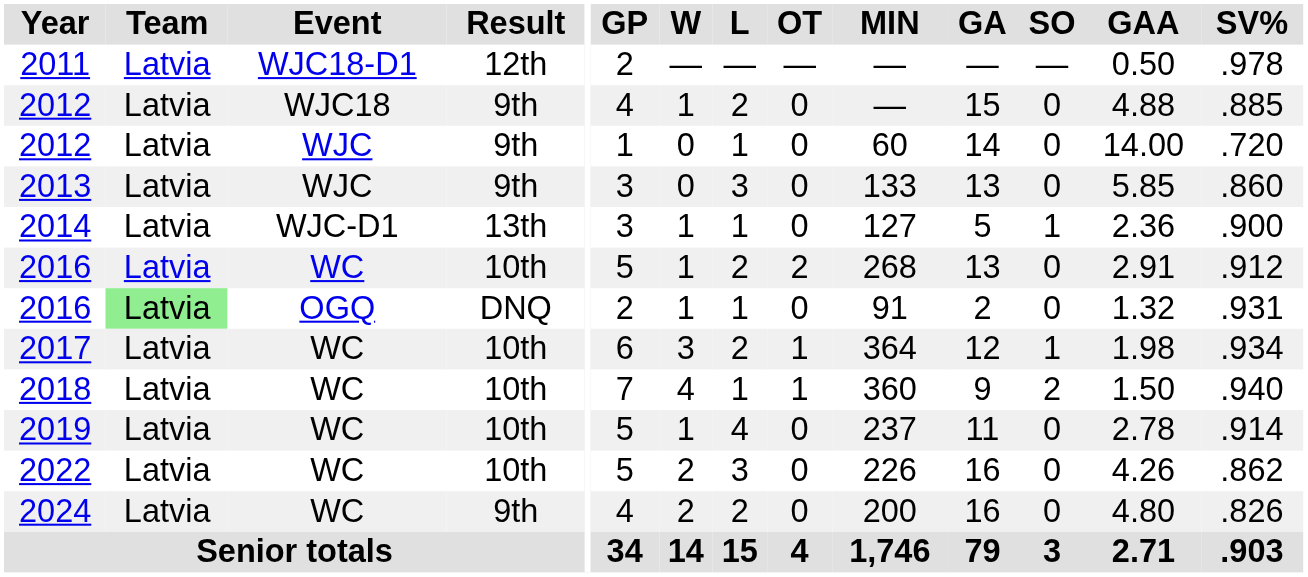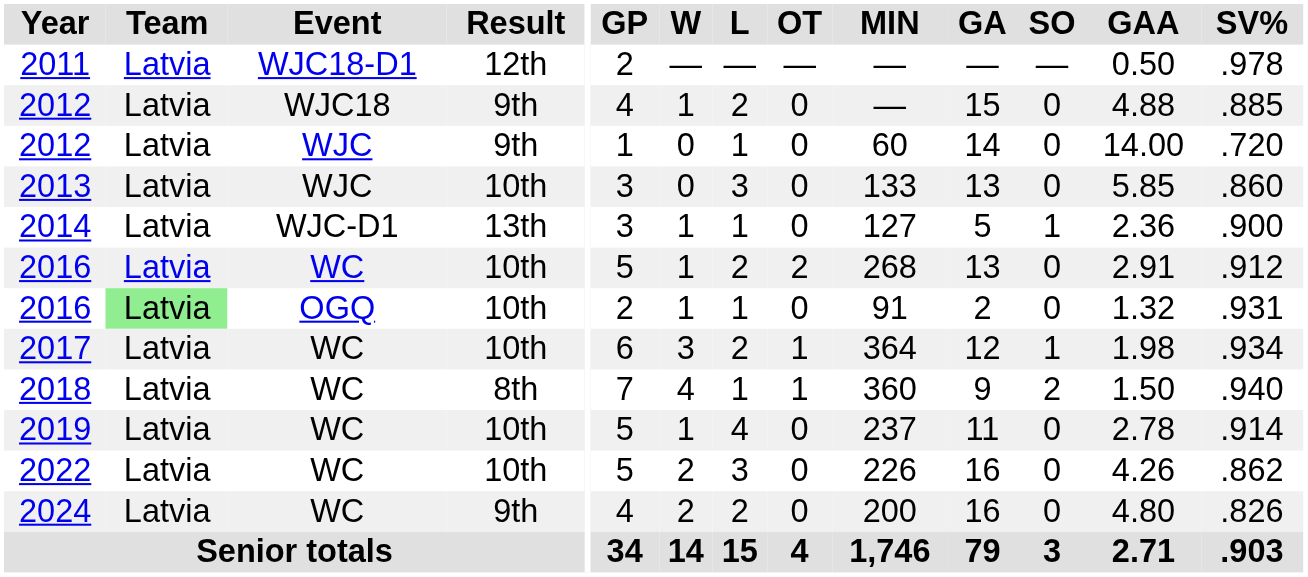(516, 186) 9th -> (516, 186) 10th
(516, 307) DNQ -> (516, 307) 10th
(516, 389) 10th -> (516, 389) 8th
